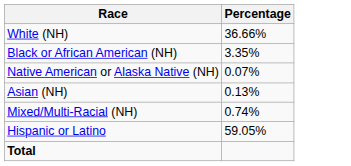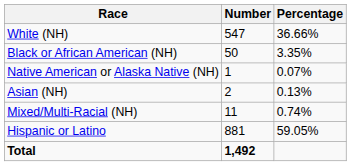+ column: (248, 14)
